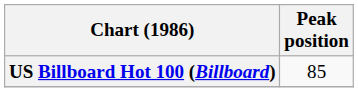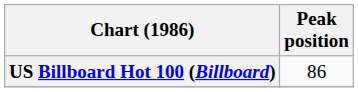(317, 71) 85 -> (317, 71) 86
